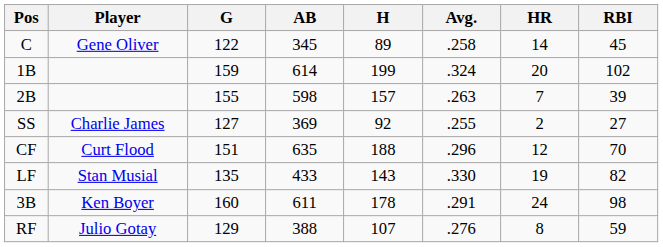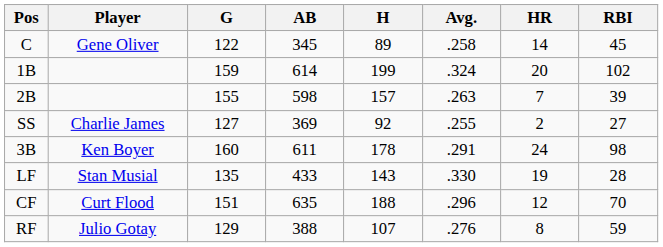rows swapped: (26, 202) <-> (26, 149)
(618, 176) 82 -> (618, 176) 28
